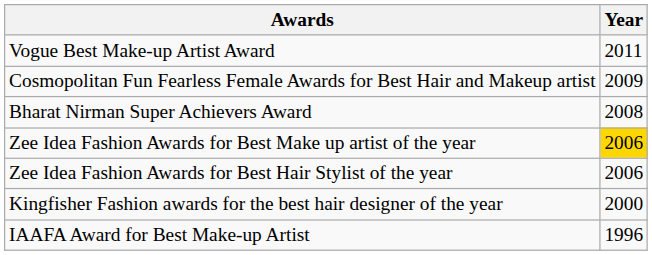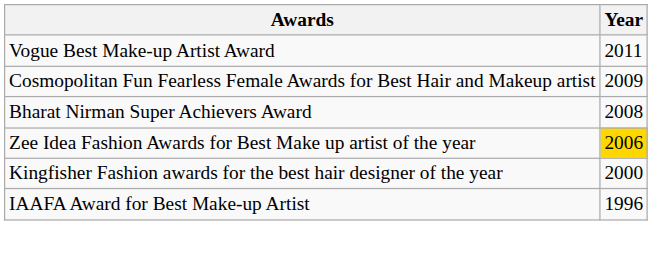- row: (231, 173)
